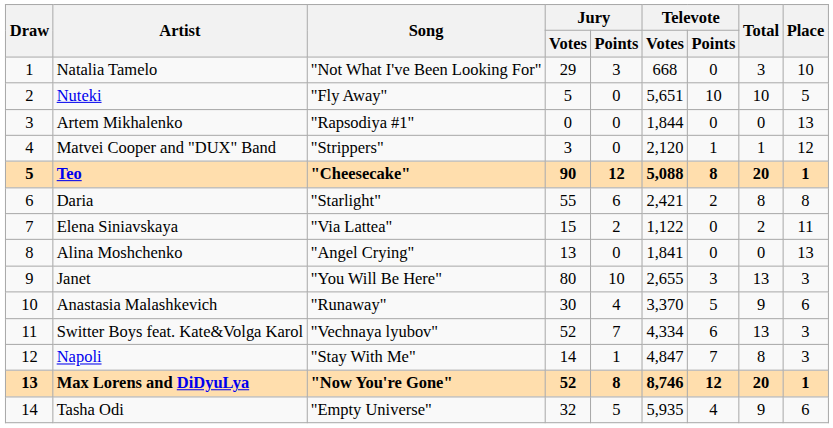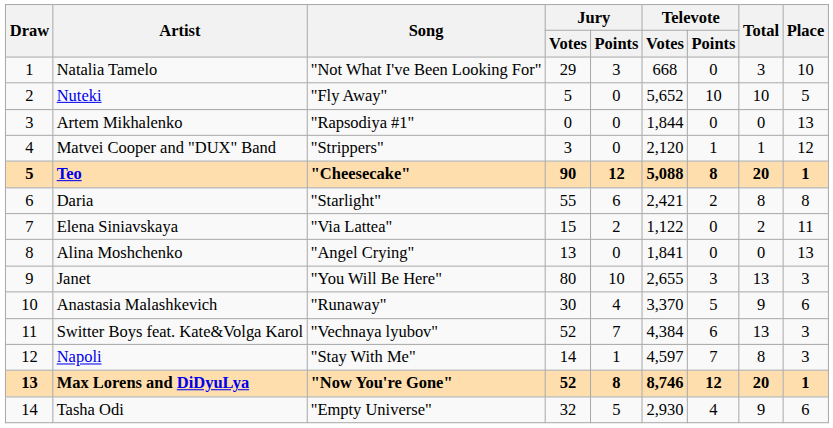(665, 95) 5,651 -> (665, 95) 5,652
(665, 331) 4,334 -> (665, 331) 4,384
(665, 357) 4,847 -> (665, 357) 4,597
(665, 409) 5,935 -> (665, 409) 2,930
